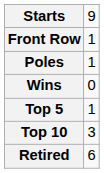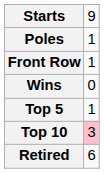rows swapped: (44, 62) <-> (44, 39)
(92, 132) no background -> (92, 132) pink background
